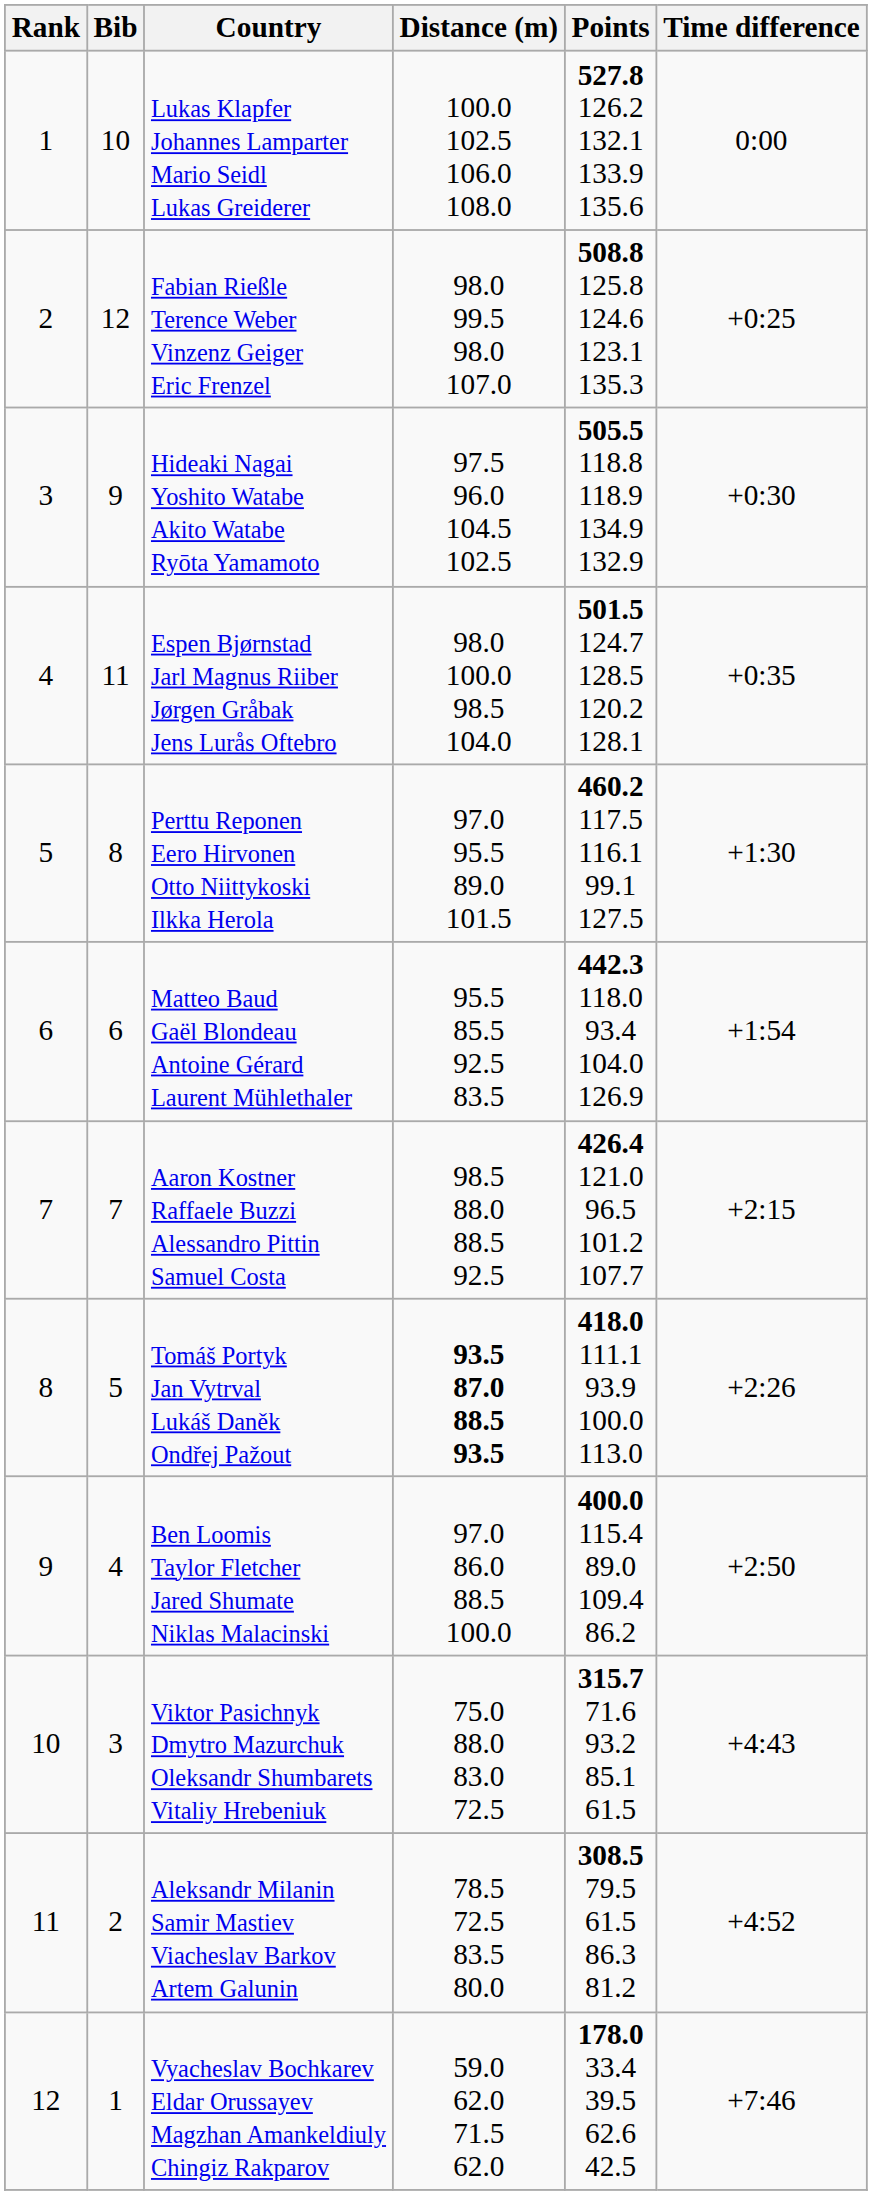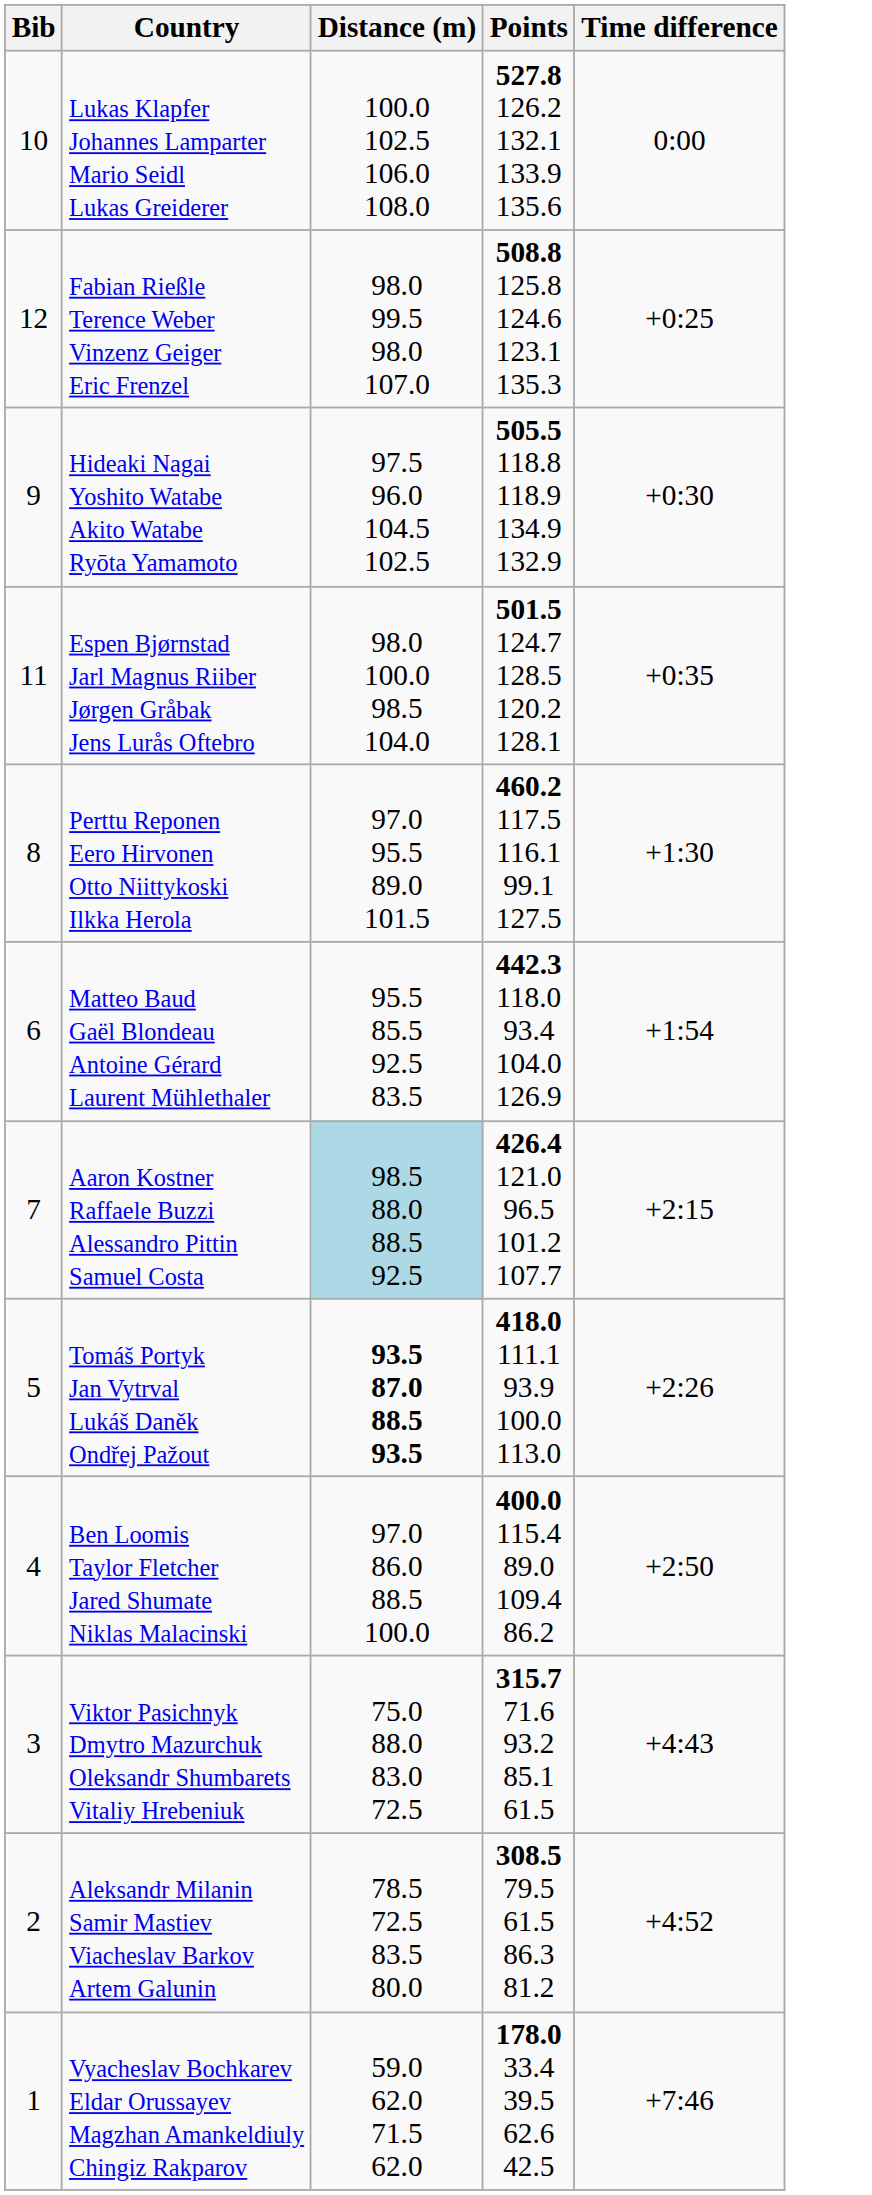- column: (46, 27)
(479, 1225) no background -> (397, 1225) lightblue background
